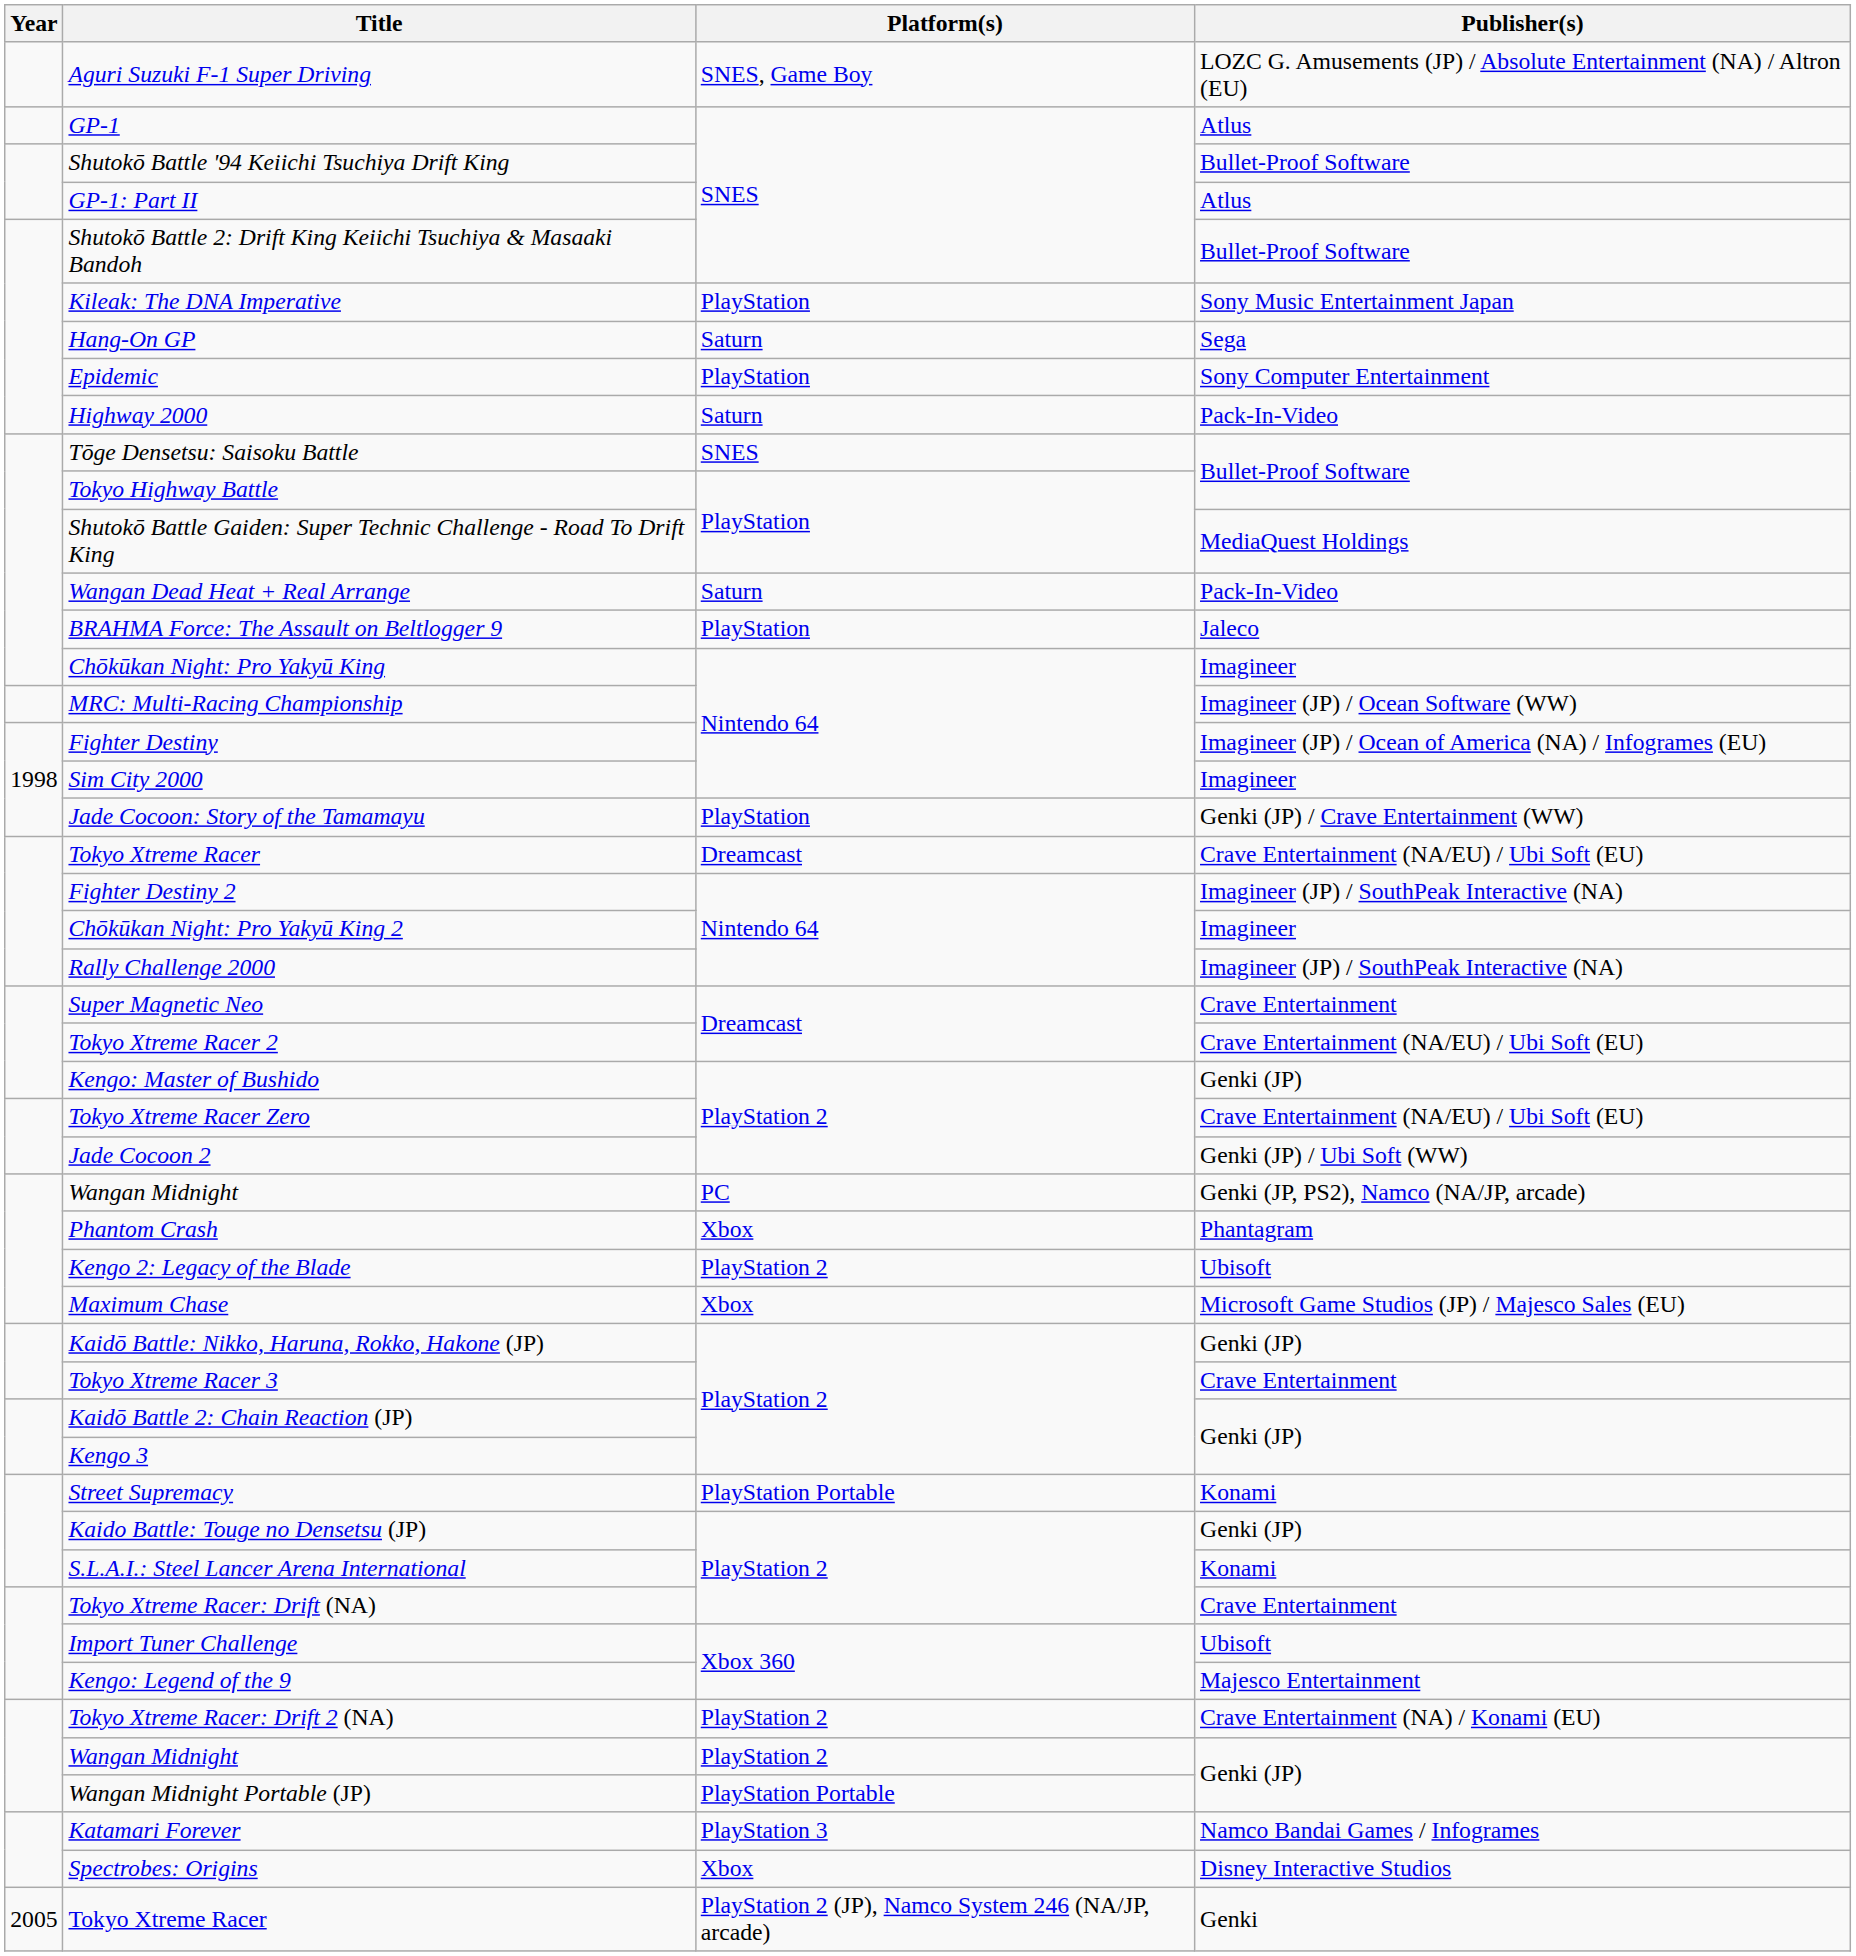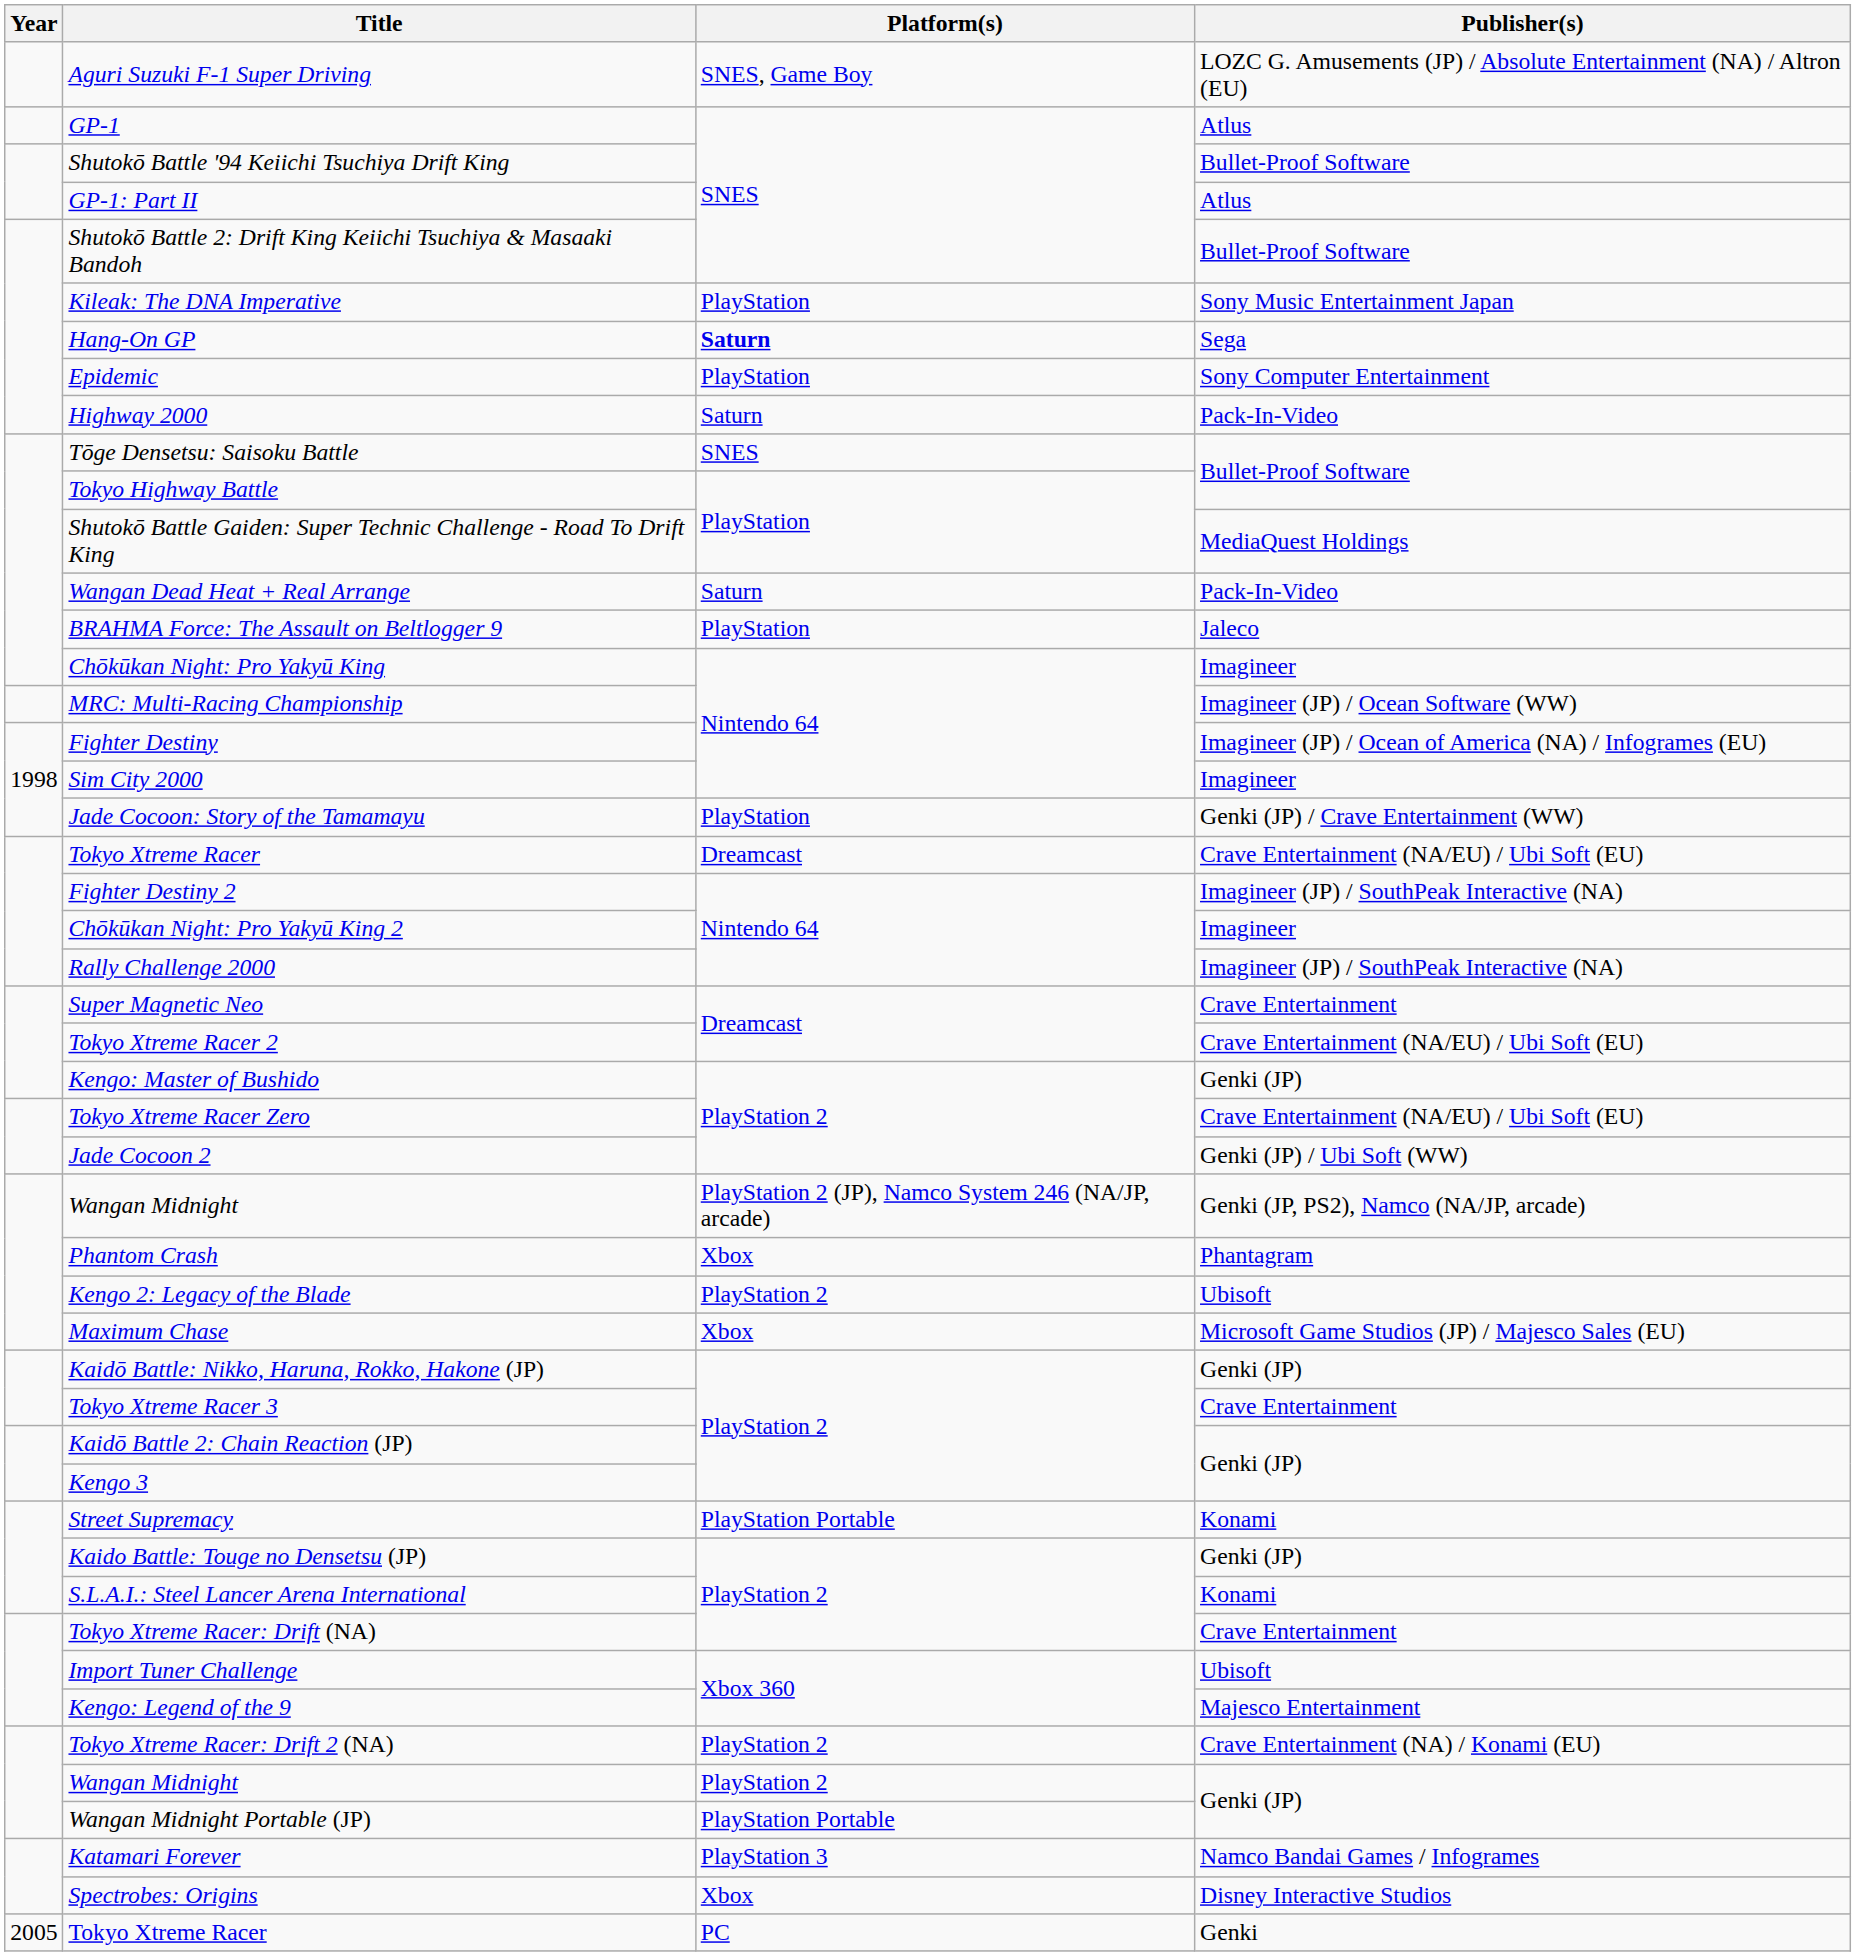(732, 339) normal -> (736, 339) bold
(715, 1192) PC -> (925, 1205) PlayStation 2 (JP), Namco System 246 (NA/JP, arcade)
(925, 1919) PlayStation 2 (JP), Namco System 246 (NA/JP, arcade) -> (715, 1932) PC
